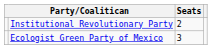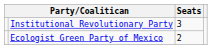(179, 24) 2 -> (179, 24) 3
(179, 38) 3 -> (179, 38) 2
